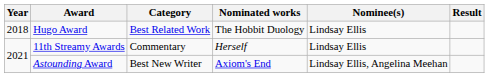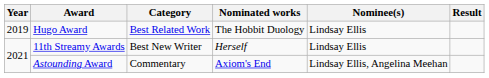(18, 30) 2018 -> (18, 30) 2019
(158, 47) Commentary -> (166, 47) Best New Writer
(166, 64) Best New Writer -> (158, 64) Commentary
